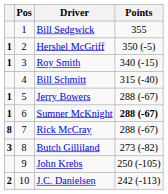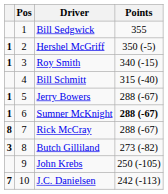(9, 181) 2 -> (9, 181) 7
